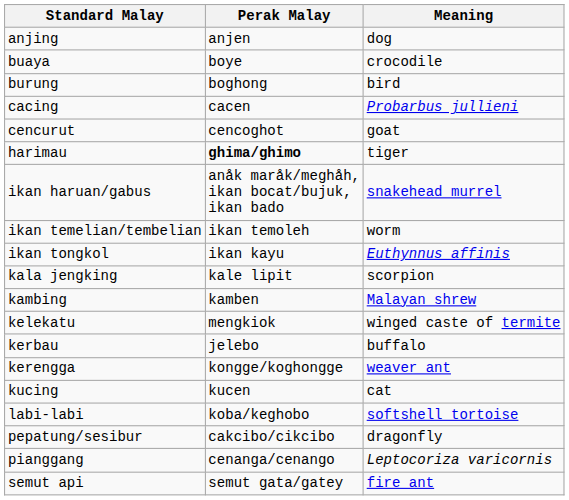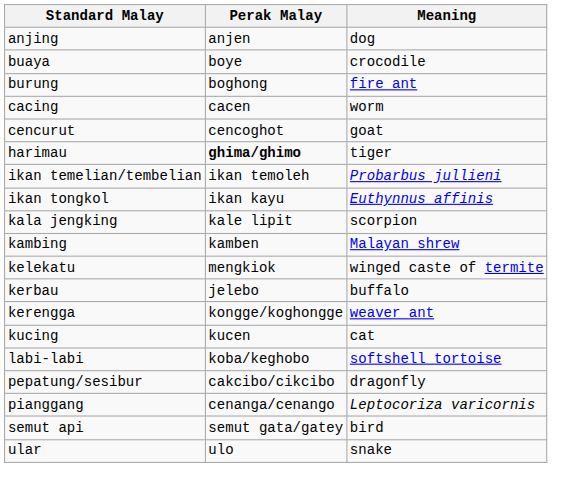(384, 85) bird -> (384, 85) fire ant
(443, 108) Probarbus jullieni -> (367, 108) worm
- row: (79, 192)
(384, 231) worm -> (426, 176) Probarbus jullieni
(400, 483) fire ant -> (367, 428) bird
+ row: (25, 451)
